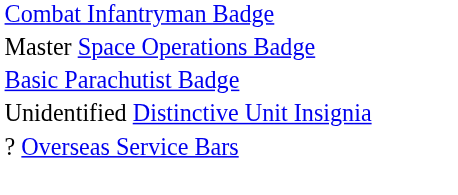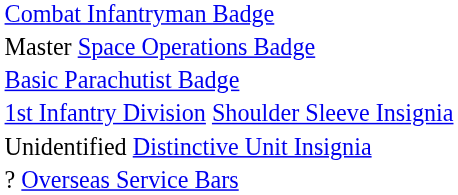+ row: (229, 113)
